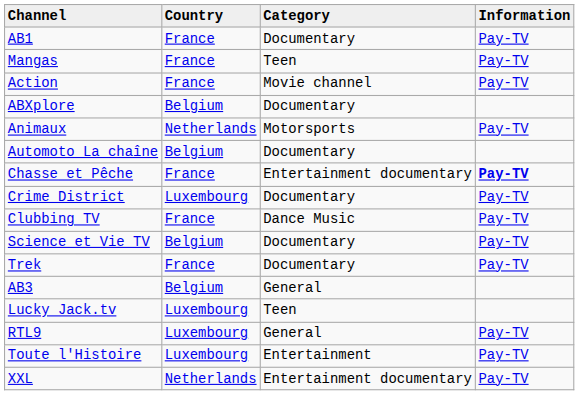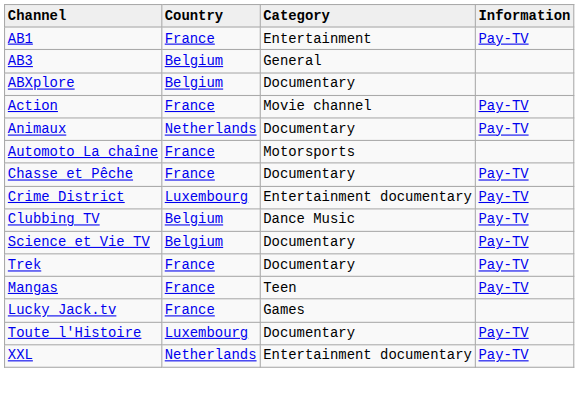(309, 39) Documentary -> (317, 39) Entertainment
rows swapped: (20, 288) <-> (33, 61)
rows swapped: (41, 107) <-> (33, 84)
(309, 129) Motorsports -> (309, 129) Documentary
(194, 152) Belgium -> (190, 152) France
(309, 152) Documentary -> (309, 152) Motorsports
(368, 175) Entertainment documentary -> (309, 175) Documentary
(504, 175) bold -> (504, 175) normal
(309, 197) Documentary -> (368, 197) Entertainment documentary
(190, 220) France -> (194, 220) Belgium
(206, 311) Luxembourg -> (190, 311) France
(280, 311) Teen -> (284, 311) Games
- row: (25, 333)
(317, 356) Entertainment -> (309, 333) Documentary
